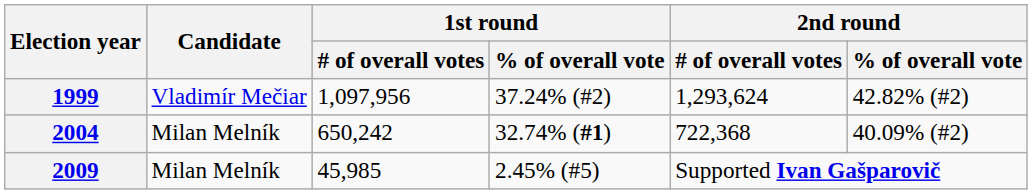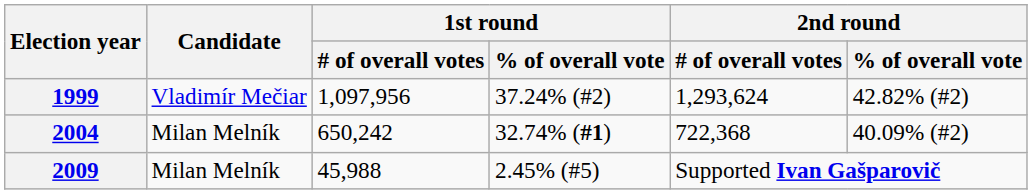(349, 170) 45,985 -> (349, 170) 45,988
